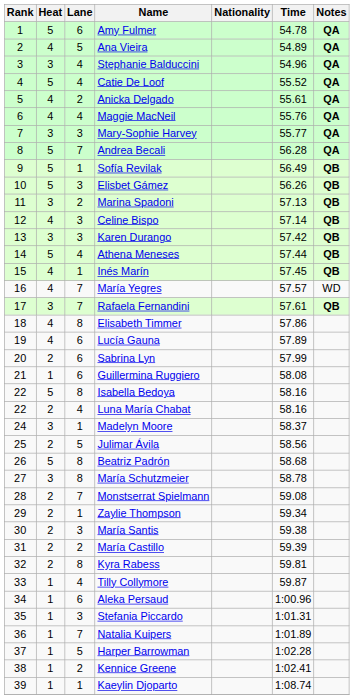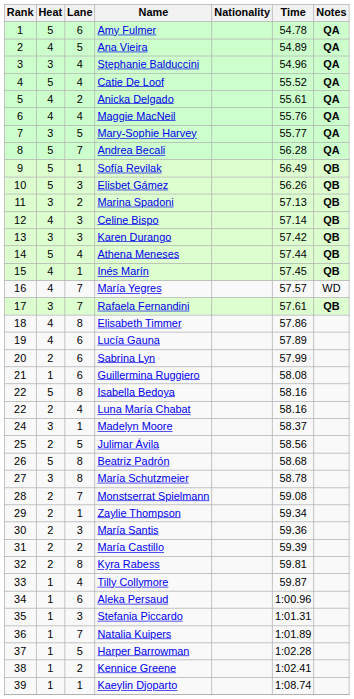(80, 133) 3 -> (80, 133) 5
(293, 530) 59.38 -> (293, 530) 59.36
